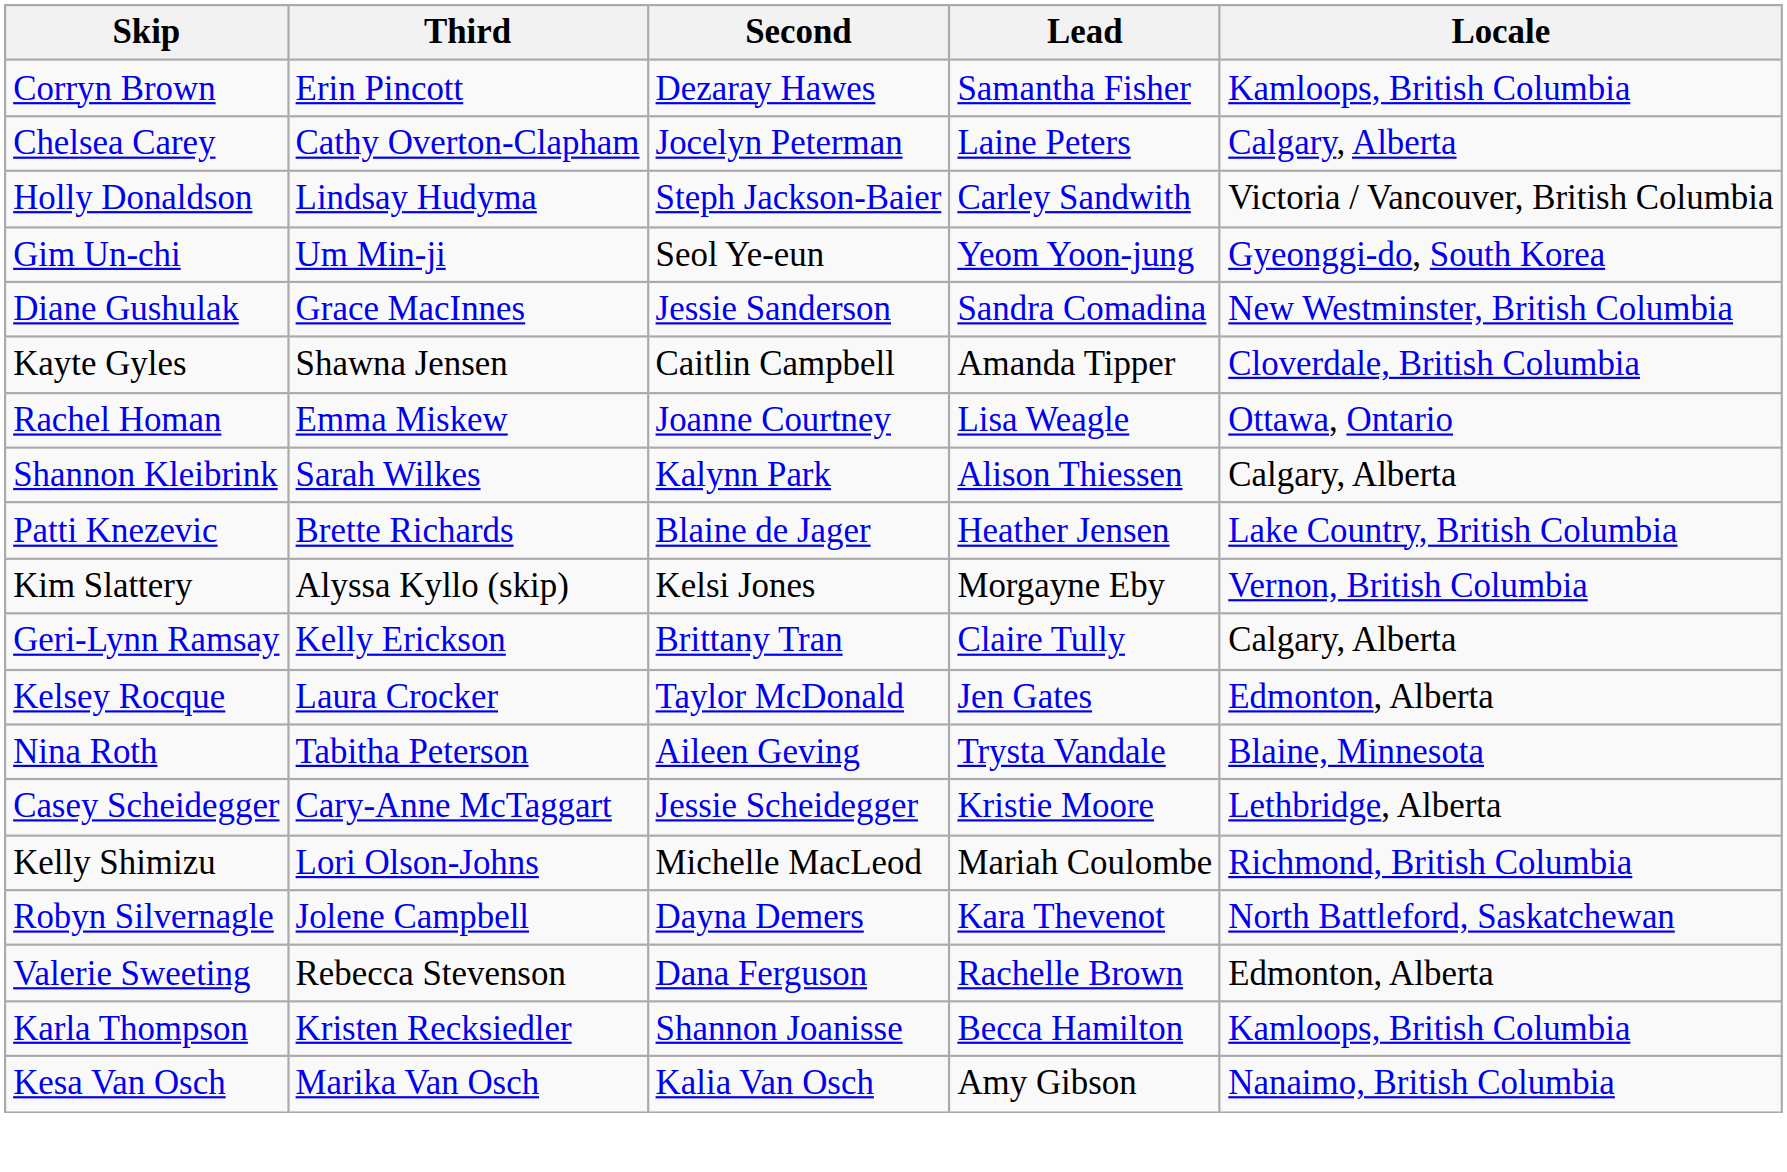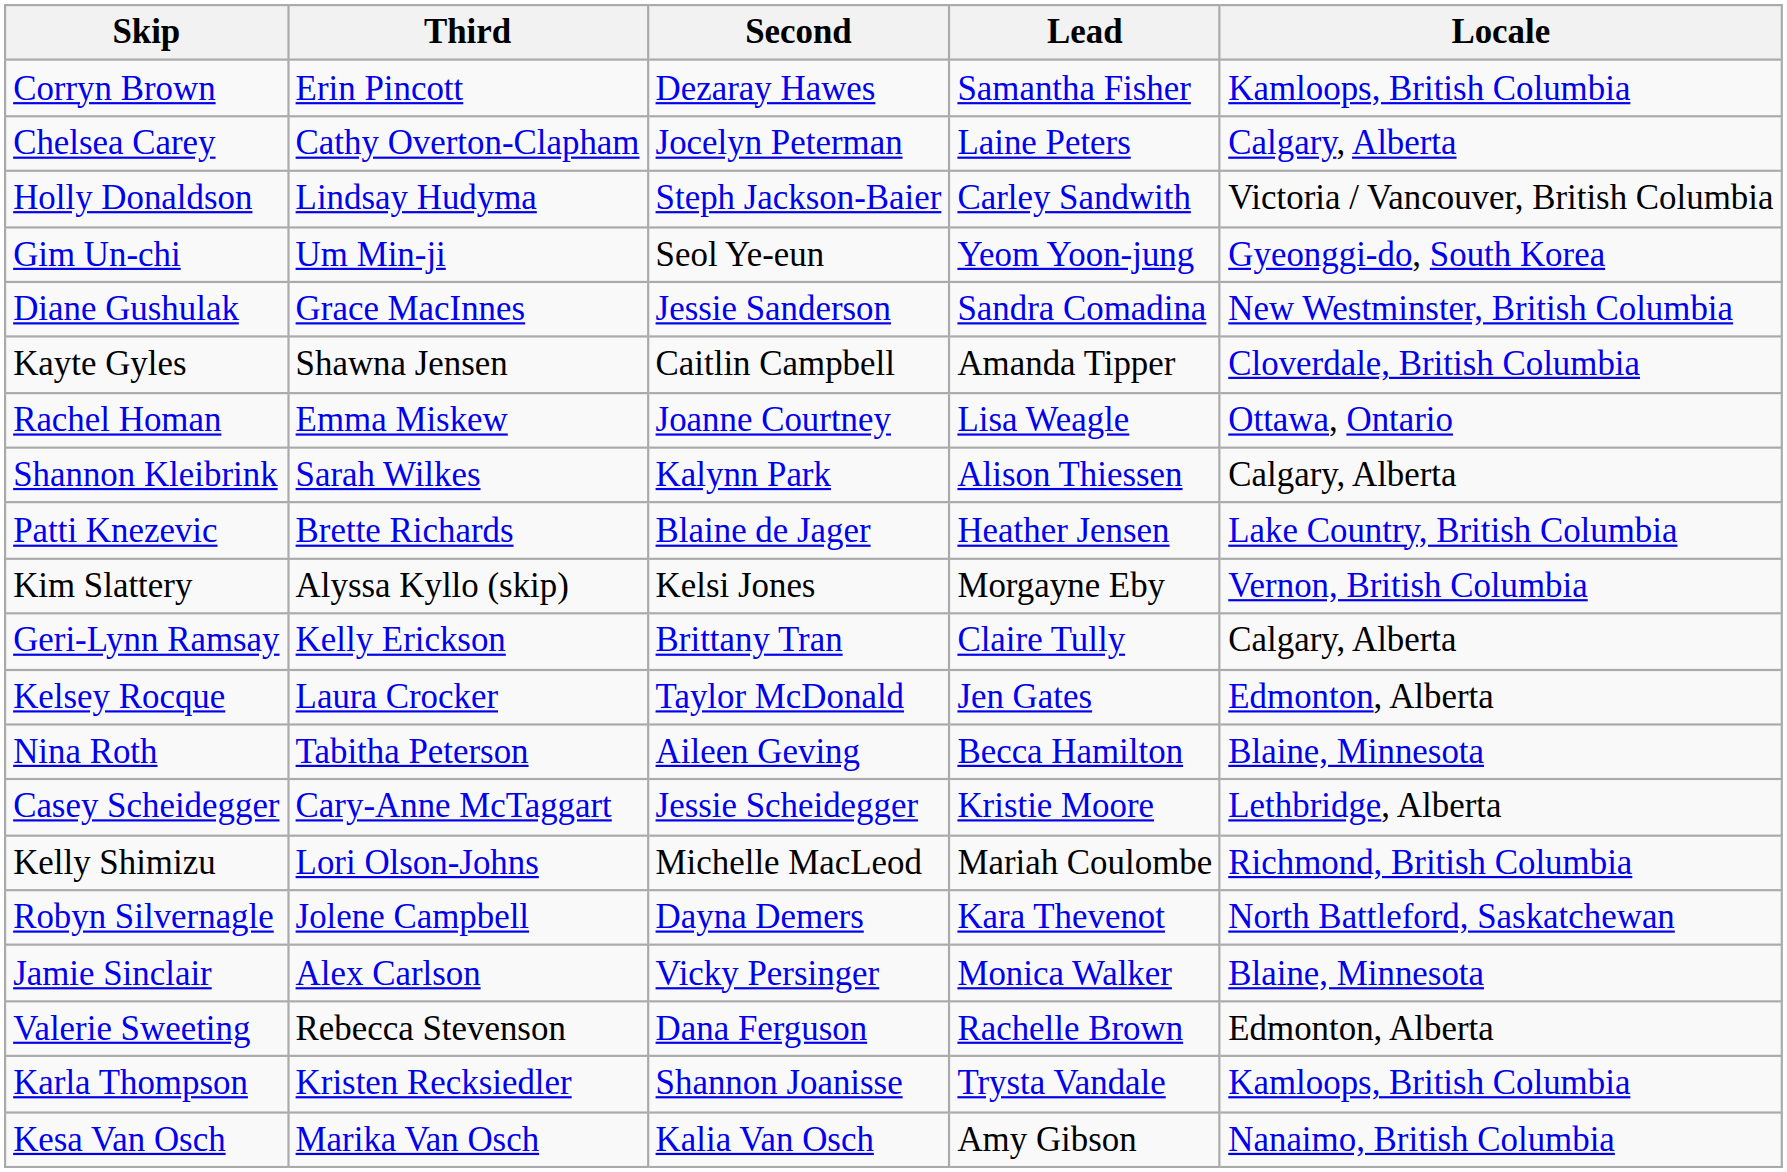(1062, 751) Trysta Vandale -> (1070, 751) Becca Hamilton
+ row: (112, 972)
(1070, 1027) Becca Hamilton -> (1062, 1083) Trysta Vandale
